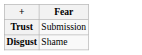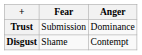+ column: (113, 12)
